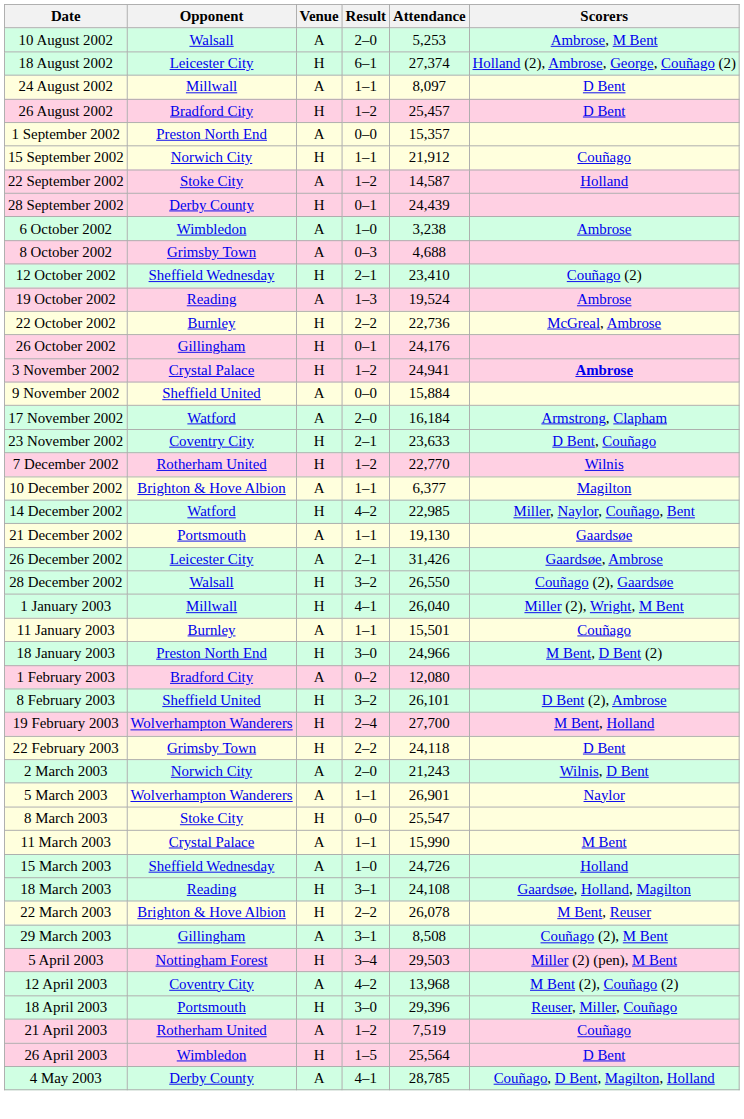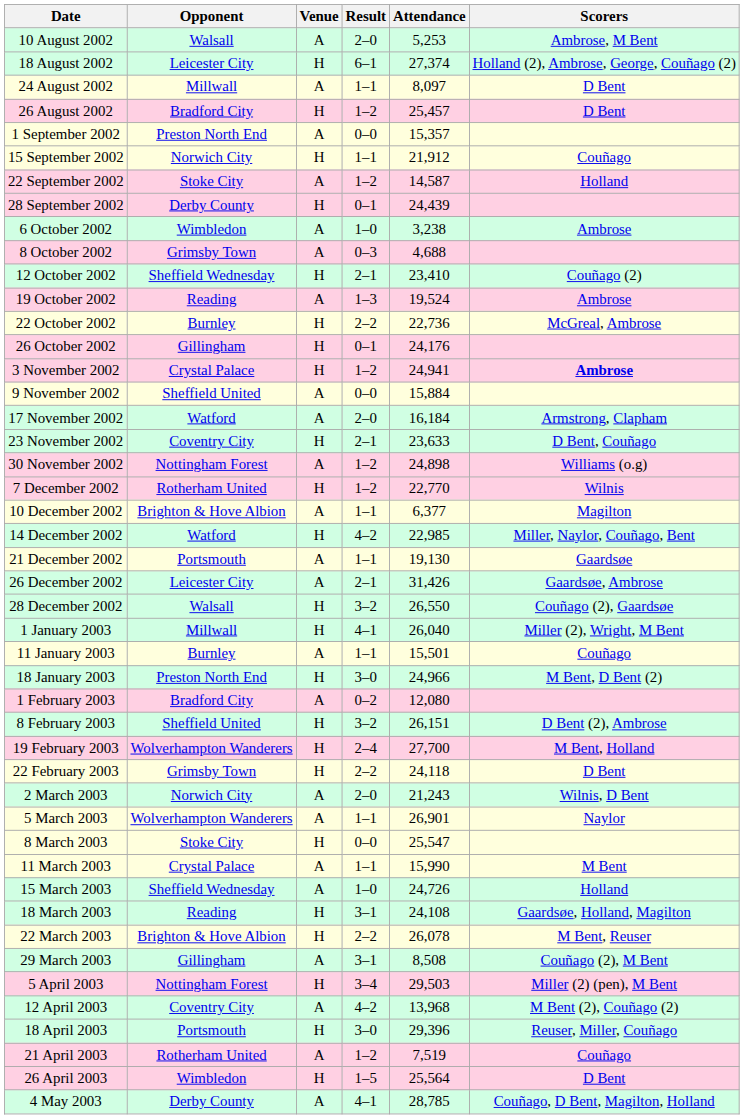+ row: (66, 464)
(429, 700) 26,101 -> (429, 724) 26,151
